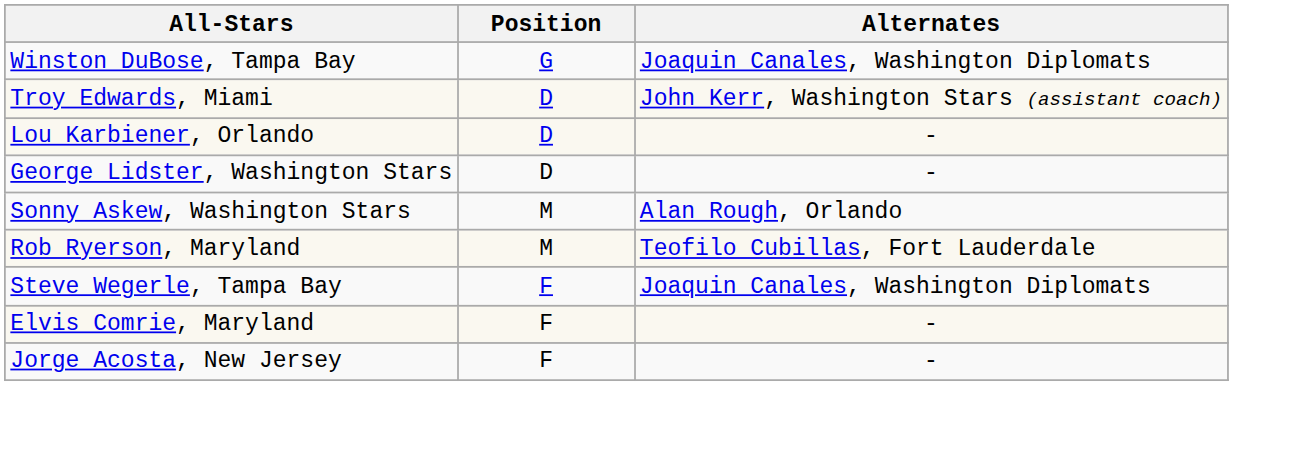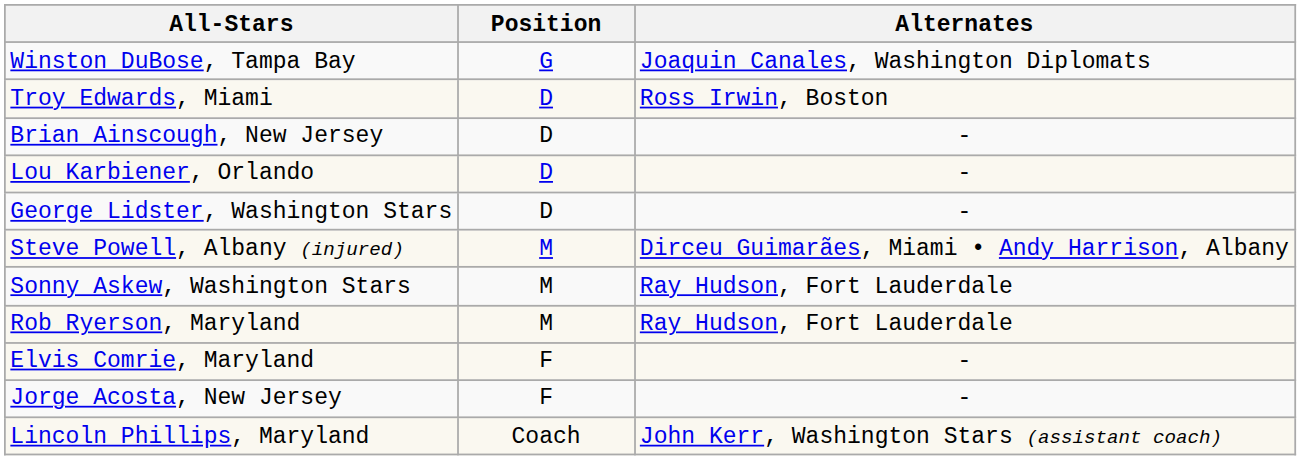(931, 99) John Kerr, Washington Stars (assistant coach) -> (764, 99) Ross Irwin, Boston
+ row: (197, 136)
+ row: (207, 249)
(771, 211) Alan Rough, Orlando -> (826, 286) Ray Hudson, Fort Lauderdale
(868, 249) Teofilo Cubillas, Fort Lauderdale -> (826, 324) Ray Hudson, Fort Lauderdale
- row: (176, 286)
+ row: (190, 436)
